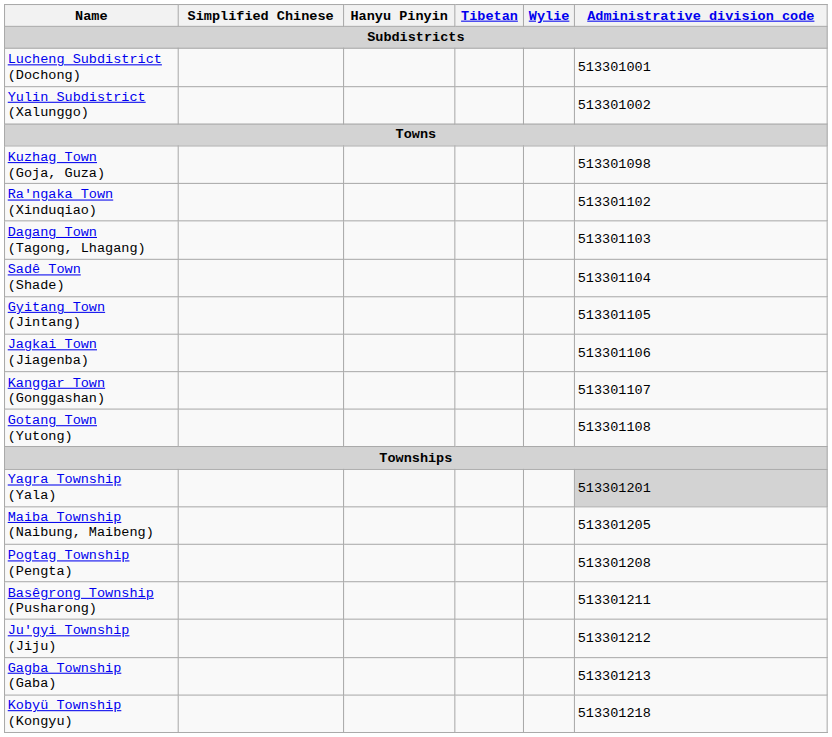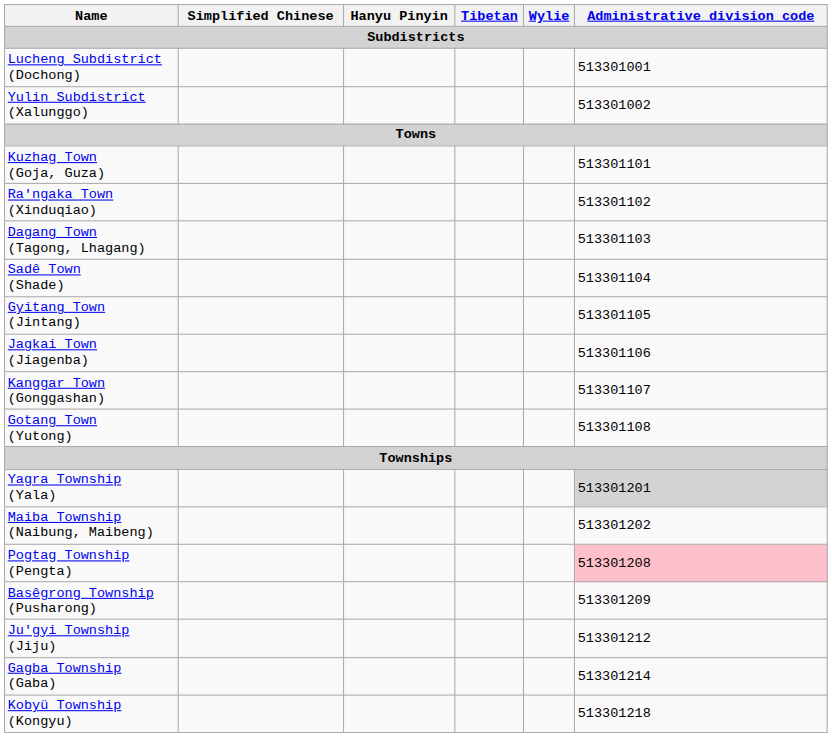(614, 165) 513301098 -> (614, 165) 513301101
(614, 525) 513301205 -> (614, 525) 513301202
(614, 563) no background -> (614, 563) pink background
(614, 601) 513301211 -> (614, 601) 513301209
(614, 676) 513301213 -> (614, 676) 513301214
